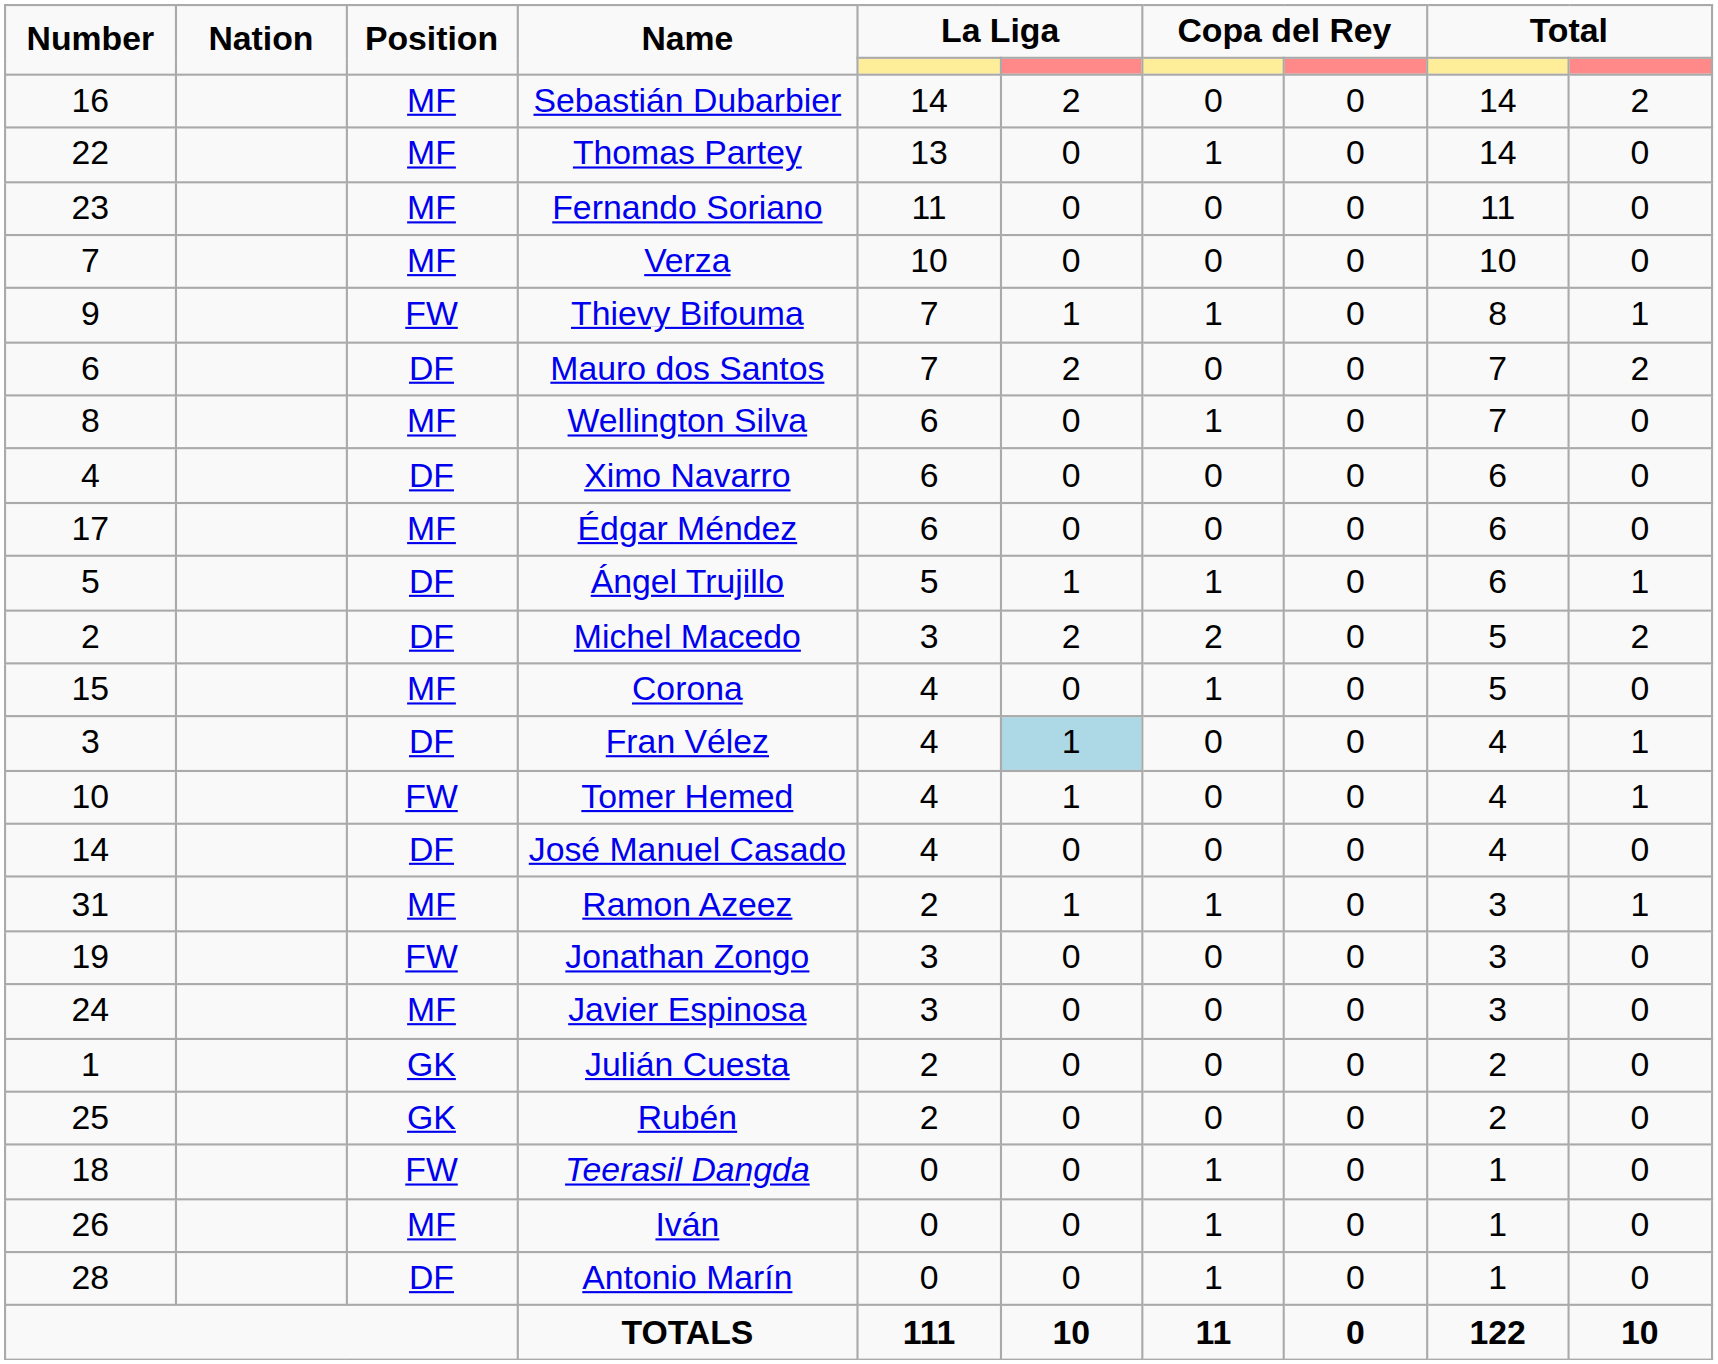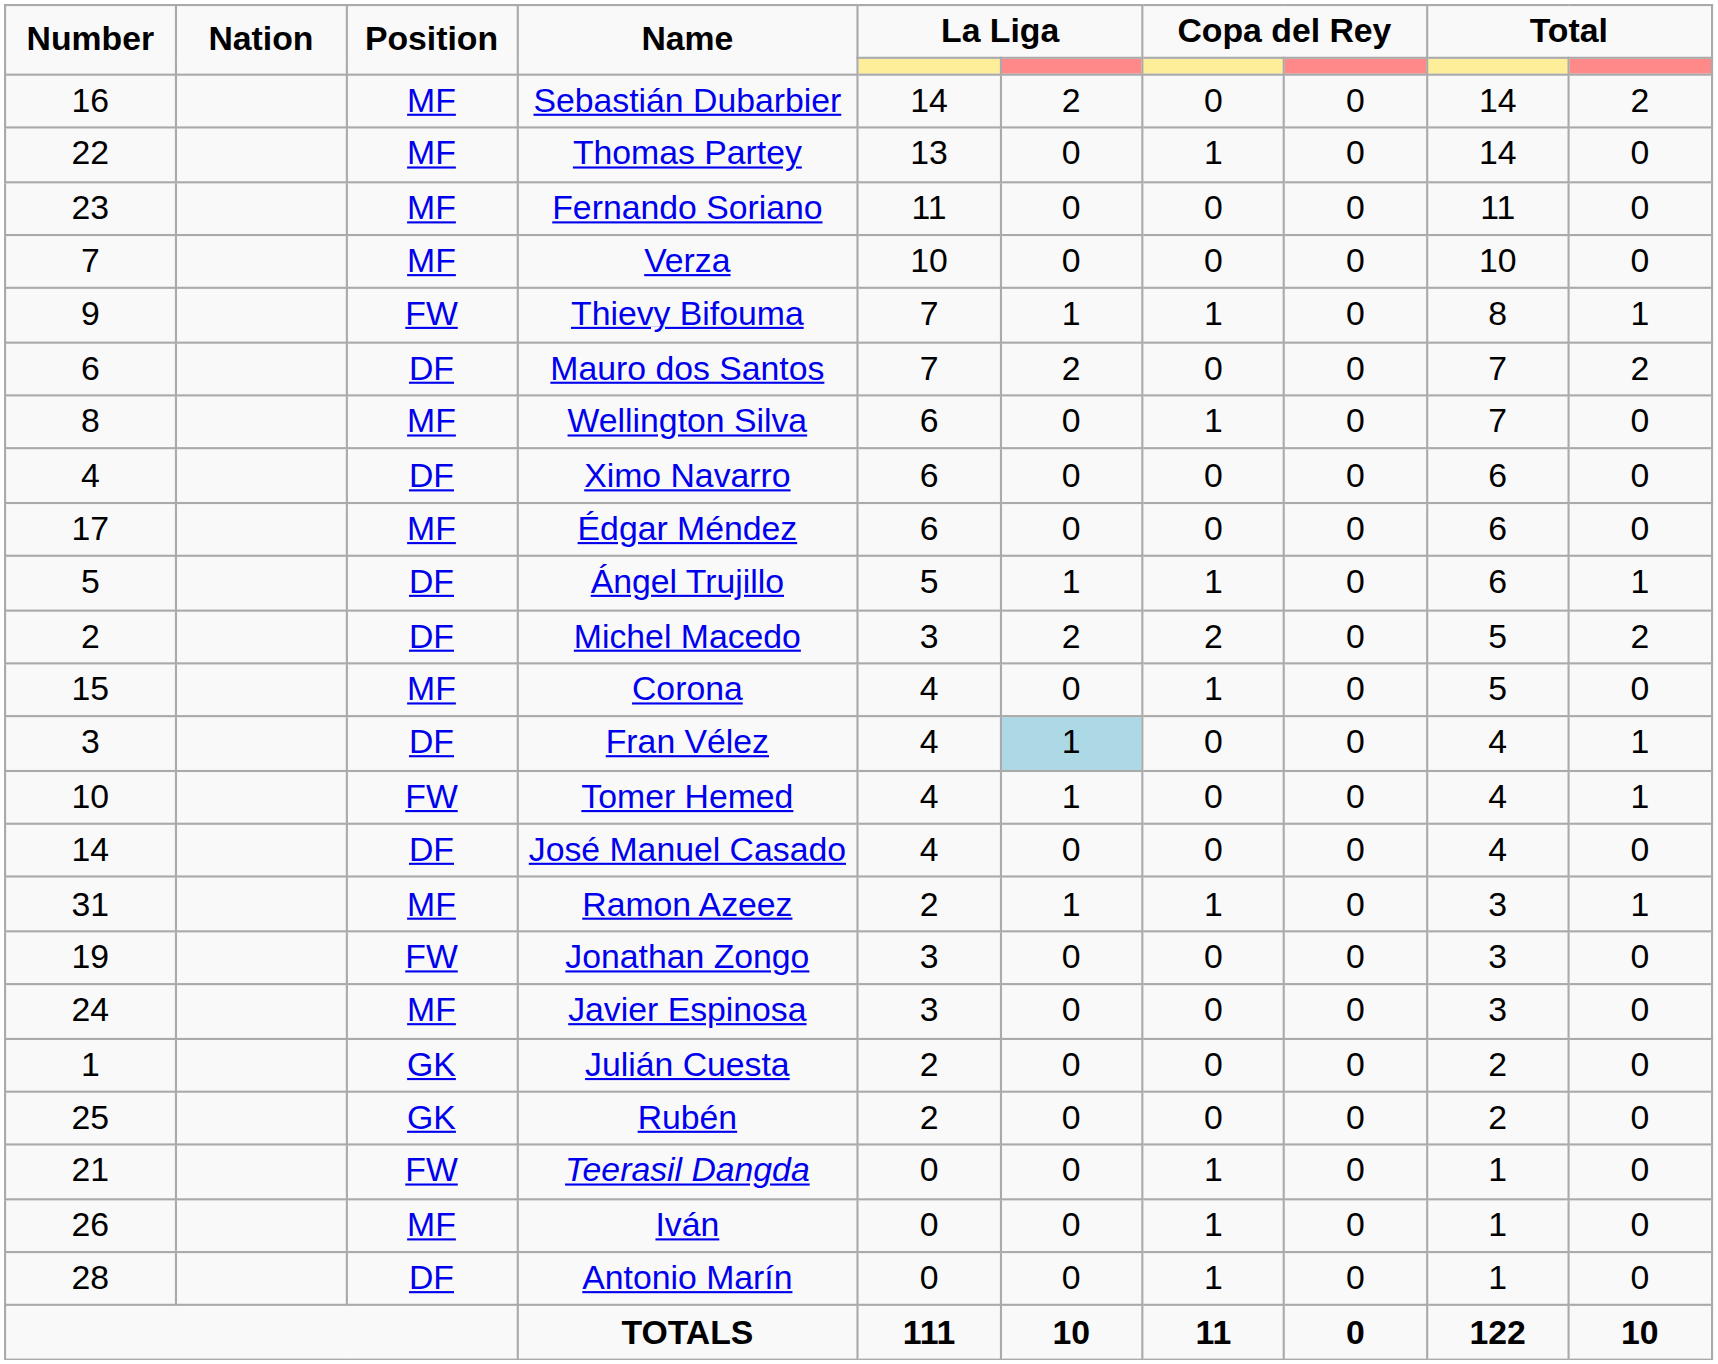(90, 1171) 18 -> (90, 1171) 21
